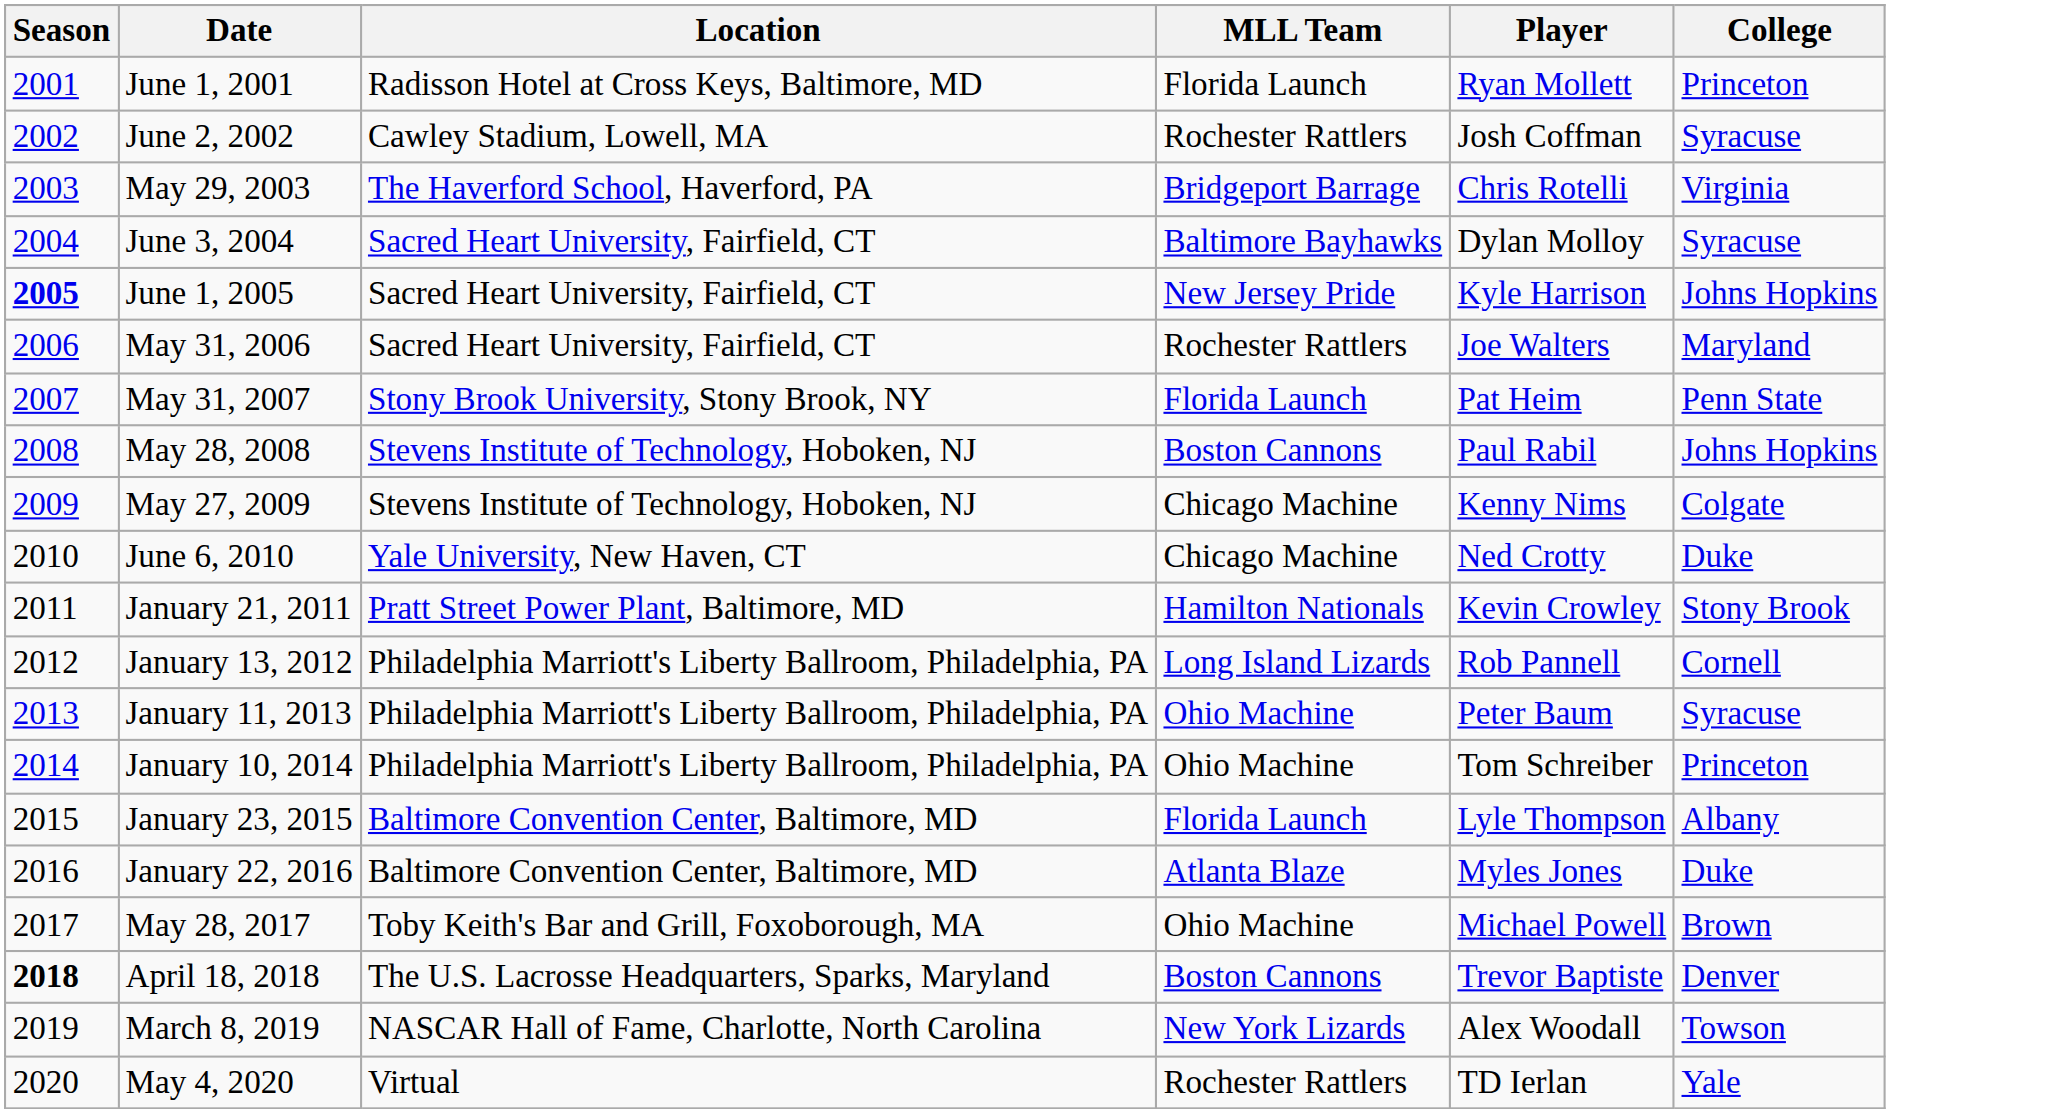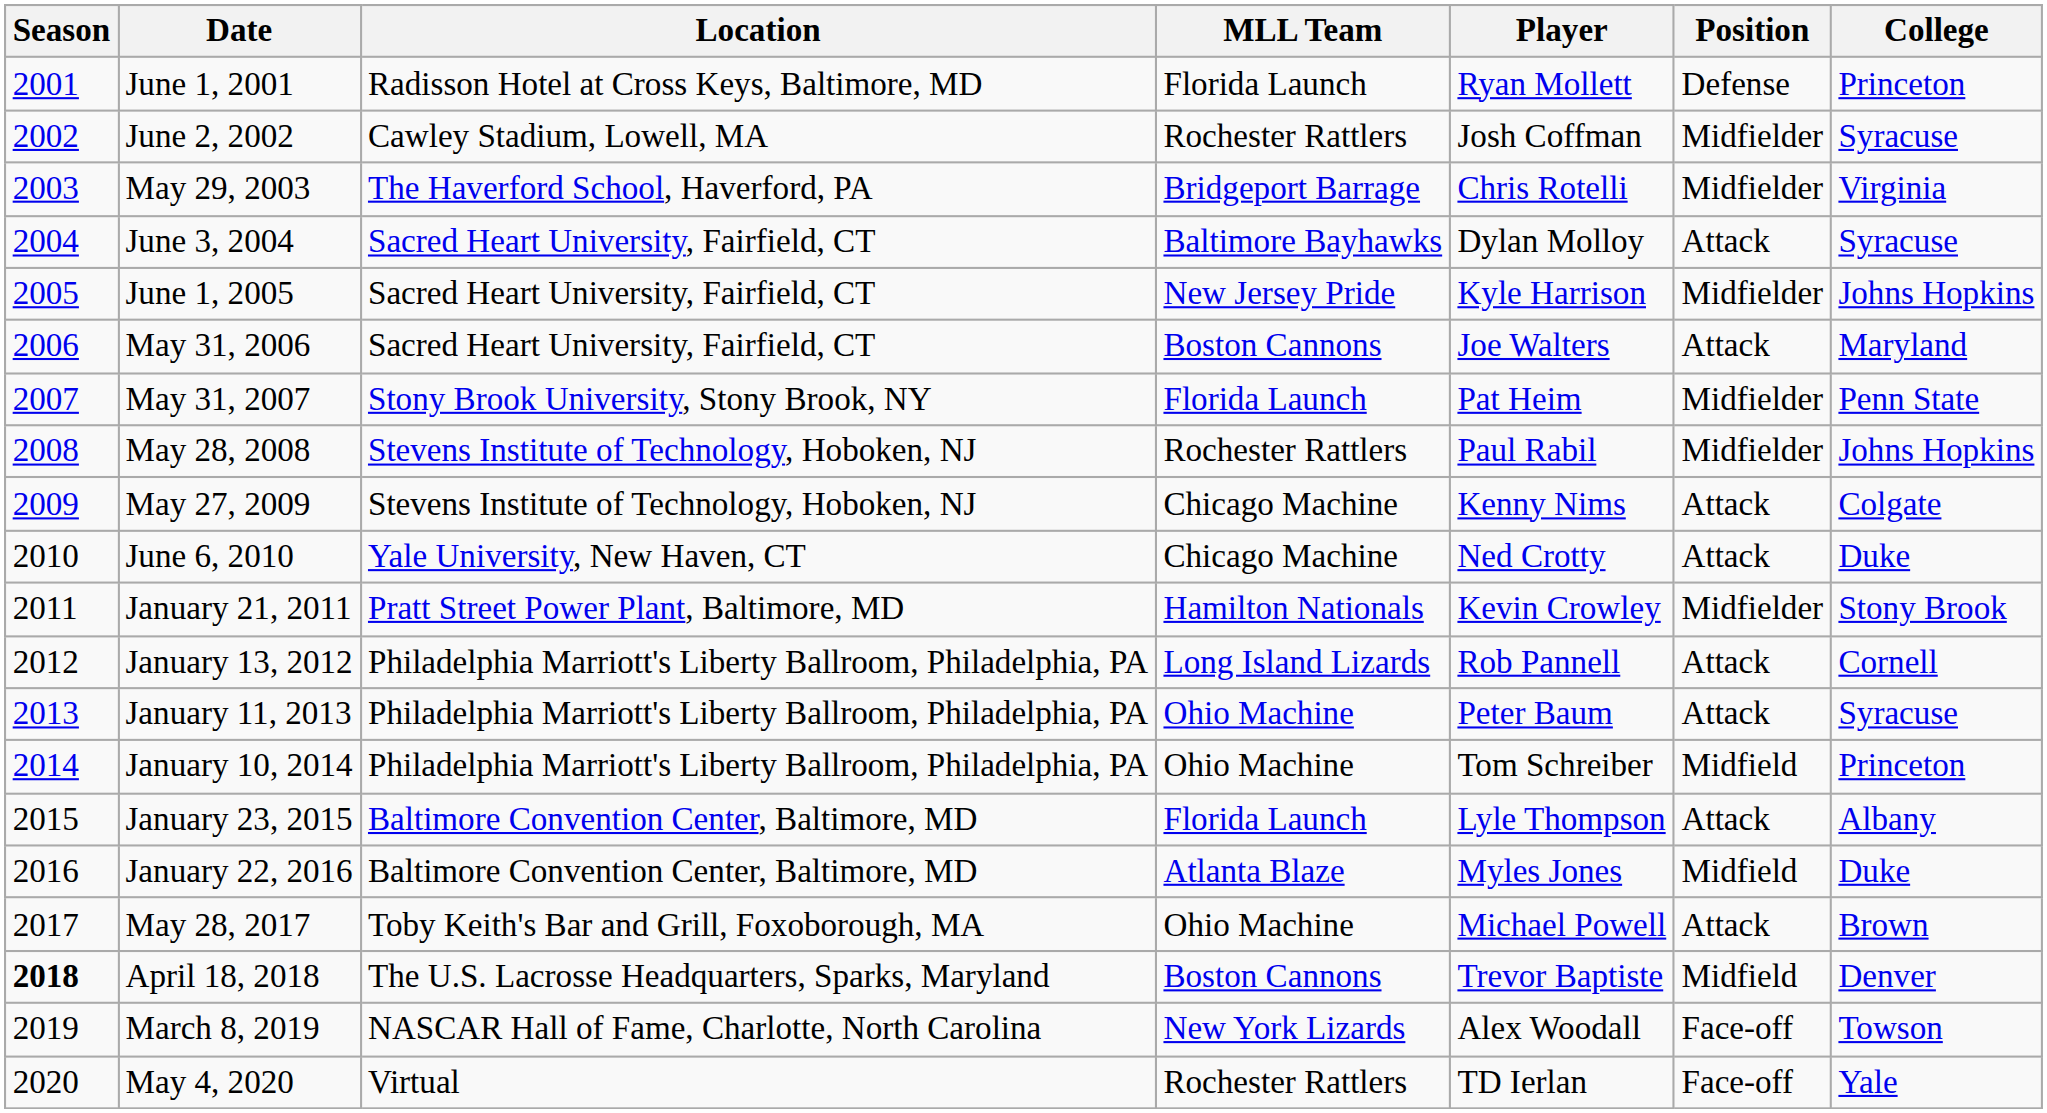+ column: (1752, 30)
(46, 293) bold -> (46, 293) normal
(1285, 345) Rochester Rattlers -> (1272, 345) Boston Cannons
(1272, 450) Boston Cannons -> (1285, 450) Rochester Rattlers
